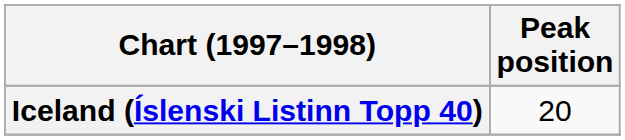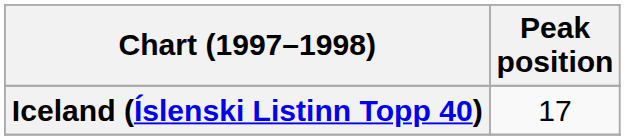(555, 109) 20 -> (555, 109) 17
